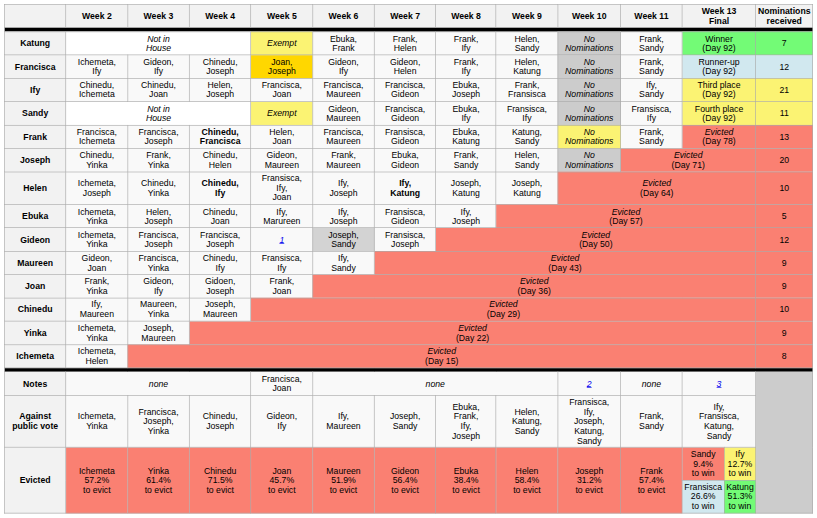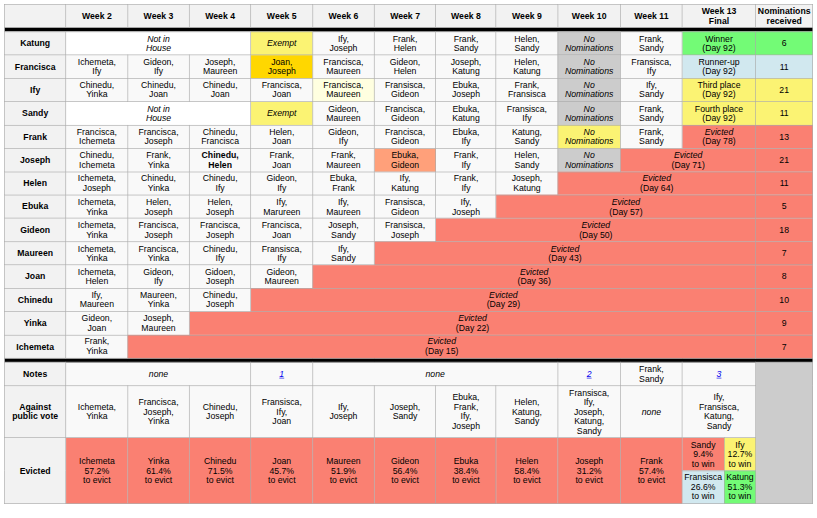(343, 43) Ebuka, Frank -> (343, 43) Ify, Joseph
(466, 43) Frank, Ify -> (466, 43) Frank, Sandy
(784, 43) 7 -> (784, 43) 6
(220, 66) Chinedu, Joseph -> (220, 66) Joseph, Maureen
(343, 66) Gideon, Ify -> (343, 66) Francisca, Maureen
(466, 66) Frank, Ify -> (466, 66) Joseph, Katung
(651, 66) Frank, Sandy -> (651, 66) Fransisca, Ify
(784, 66) 12 -> (784, 66) 11
(97, 90) Chinedu, Ichemeta -> (97, 90) Chinedu, Yinka
(220, 90) Helen, Joseph -> (220, 90) Chinedu, Joan
(343, 90) no background -> (343, 90) lightyellow background
(405, 90) Francisca, Gideon -> (405, 90) Fransisca, Gideon
(466, 113) Ebuka, Ify -> (466, 113) Ebuka, Katung
(651, 113) Fransisca, Ify -> (651, 113) Frank, Sandy
(220, 136) bold -> (220, 136) normal
(343, 136) Francisca, Maureen -> (343, 136) Gideon, Ify
(405, 136) Fransisca, Gideon -> (405, 136) Francisca, Gideon
(466, 136) Ebuka, Katung -> (466, 136) Ebuka, Ify
(97, 160) Chinedu, Yinka -> (97, 160) Chinedu, Ichemeta
(220, 160) normal -> (220, 160) bold
(282, 160) Gideon, Maureen -> (282, 160) Frank, Joan
(405, 160) no background -> (405, 160) lightsalmon background
(466, 160) Frank, Sandy -> (466, 160) Frank, Ify
(784, 160) 20 -> (784, 160) 21
(220, 188) bold -> (220, 183) normal
(282, 188) Fransisca, Ify, Joan -> (282, 183) Gideon, Ify
(343, 188) Ify, Joseph -> (343, 183) Ebuka, Frank
(405, 188) bold -> (405, 183) normal
(466, 188) Joseph, Katung -> (466, 183) Frank, Ify
(784, 188) 10 -> (784, 183) 11
(220, 216) Chinedu, Joan -> (220, 206) Helen, Joseph
(343, 216) Ify, Joseph -> (343, 206) Ify, Maureen
(282, 239) 1 -> (282, 230) Francisca, Joan
(343, 239) lightgrey background -> (343, 230) no background
(784, 239) 12 -> (784, 230) 18
(97, 262) Gideon, Joan -> (97, 253) Ichemeta, Yinka
(784, 262) 9 -> (784, 253) 7
(97, 286) Frank, Yinka -> (97, 276) Ichemeta, Helen
(282, 286) Frank, Joan -> (282, 276) Gideon, Maureen
(784, 286) 9 -> (784, 276) 8
(220, 309) Joseph, Maureen -> (220, 300) Chinedu, Joseph
(97, 332) Ichemeta, Yinka -> (97, 323) Gideon, Joan
(97, 356) Ichemeta, Helen -> (97, 346) Frank, Yinka
(784, 356) 8 -> (784, 346) 7
(282, 383) Francisca, Joan -> (282, 374) 1
(651, 383) none -> (651, 374) Frank, Sandy
(282, 421) Gideon, Ify -> (282, 411) Fransisca, Ify, Joan
(343, 421) Ify, Maureen -> (343, 411) Ify, Joseph
(651, 421) Frank, Sandy -> (651, 411) none
